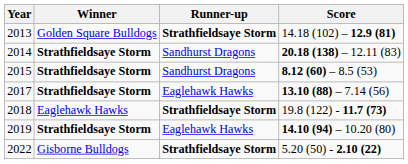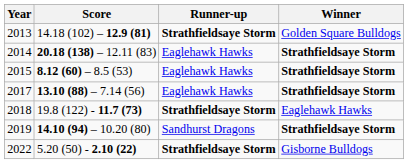columns swapped: (97, 14) <-> (341, 14)
(209, 52) Sandhurst Dragons -> (207, 52) Eaglehawk Hawks
(209, 71) Sandhurst Dragons -> (207, 71) Eaglehawk Hawks
(208, 129) Eaglehawk Hawks -> (208, 129) Sandhurst Dragons
